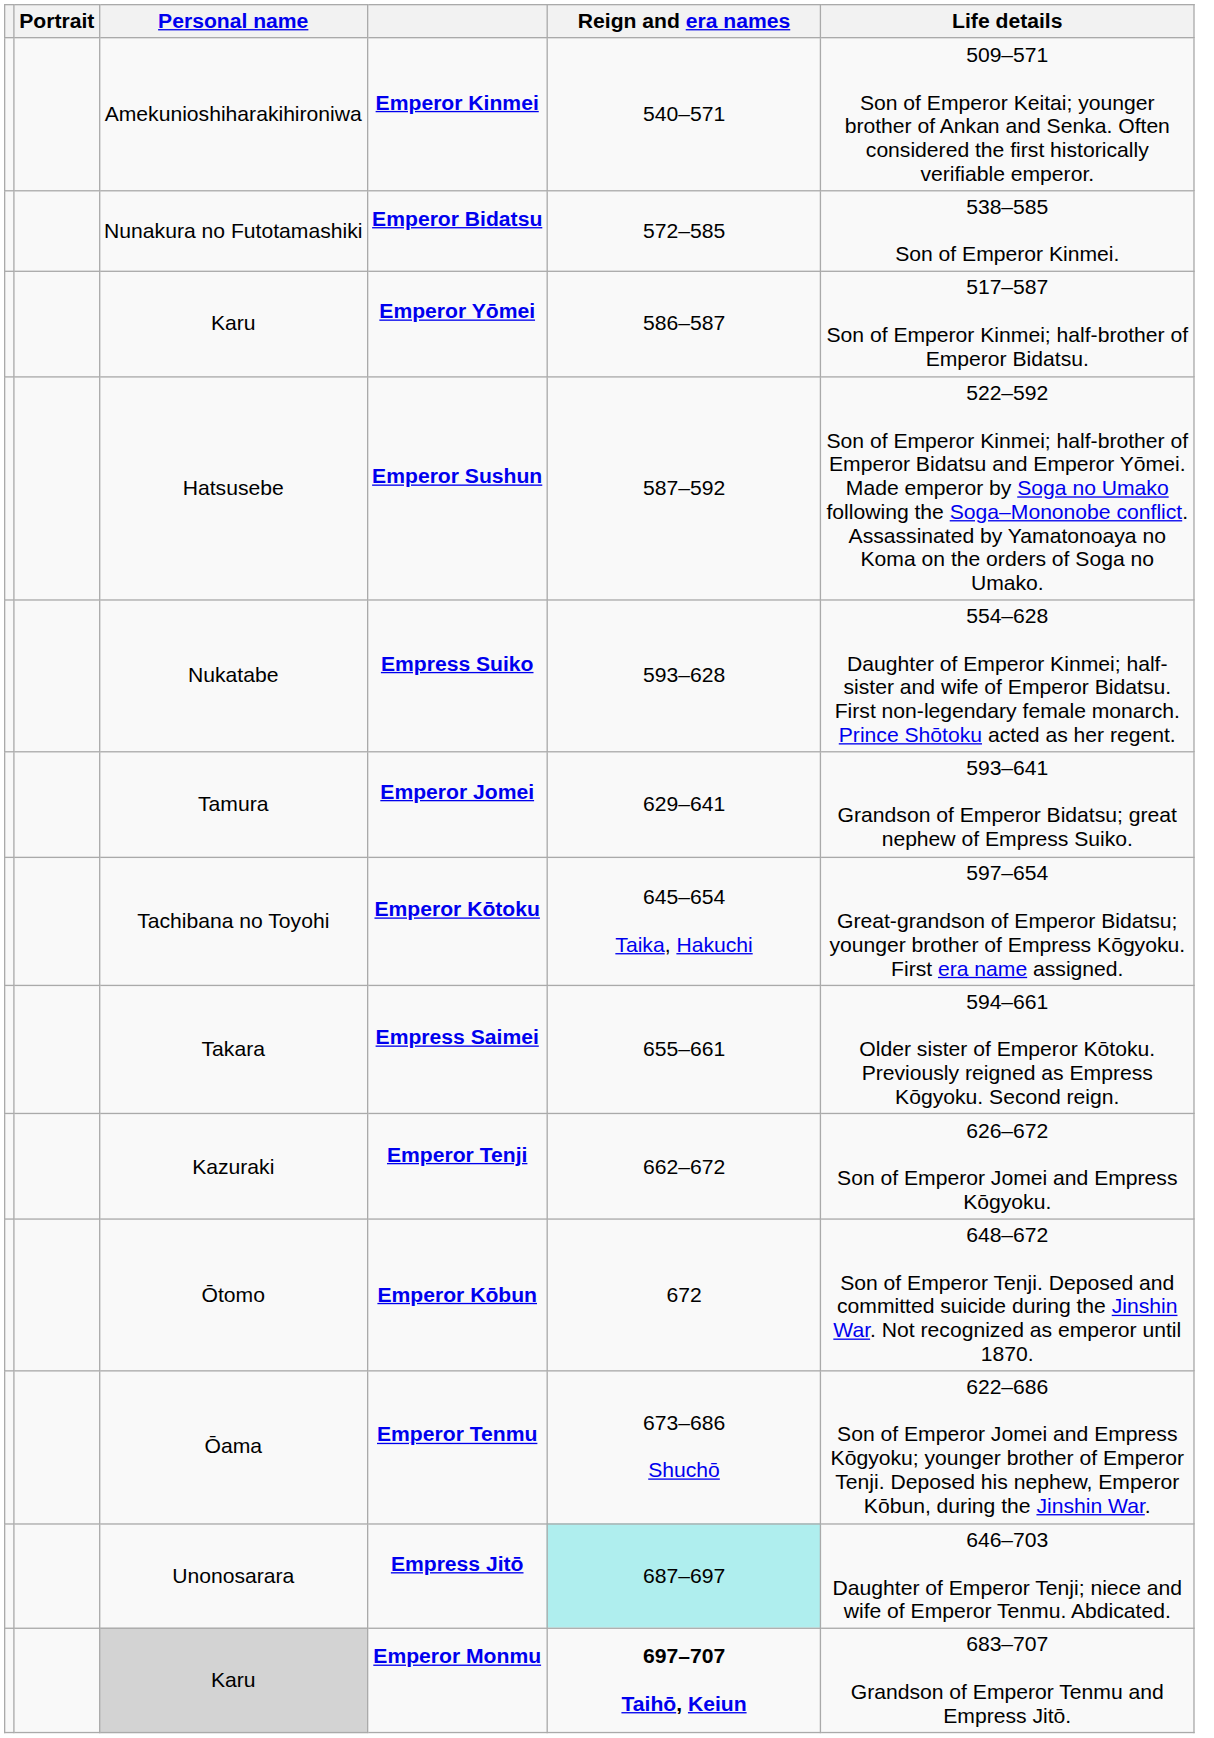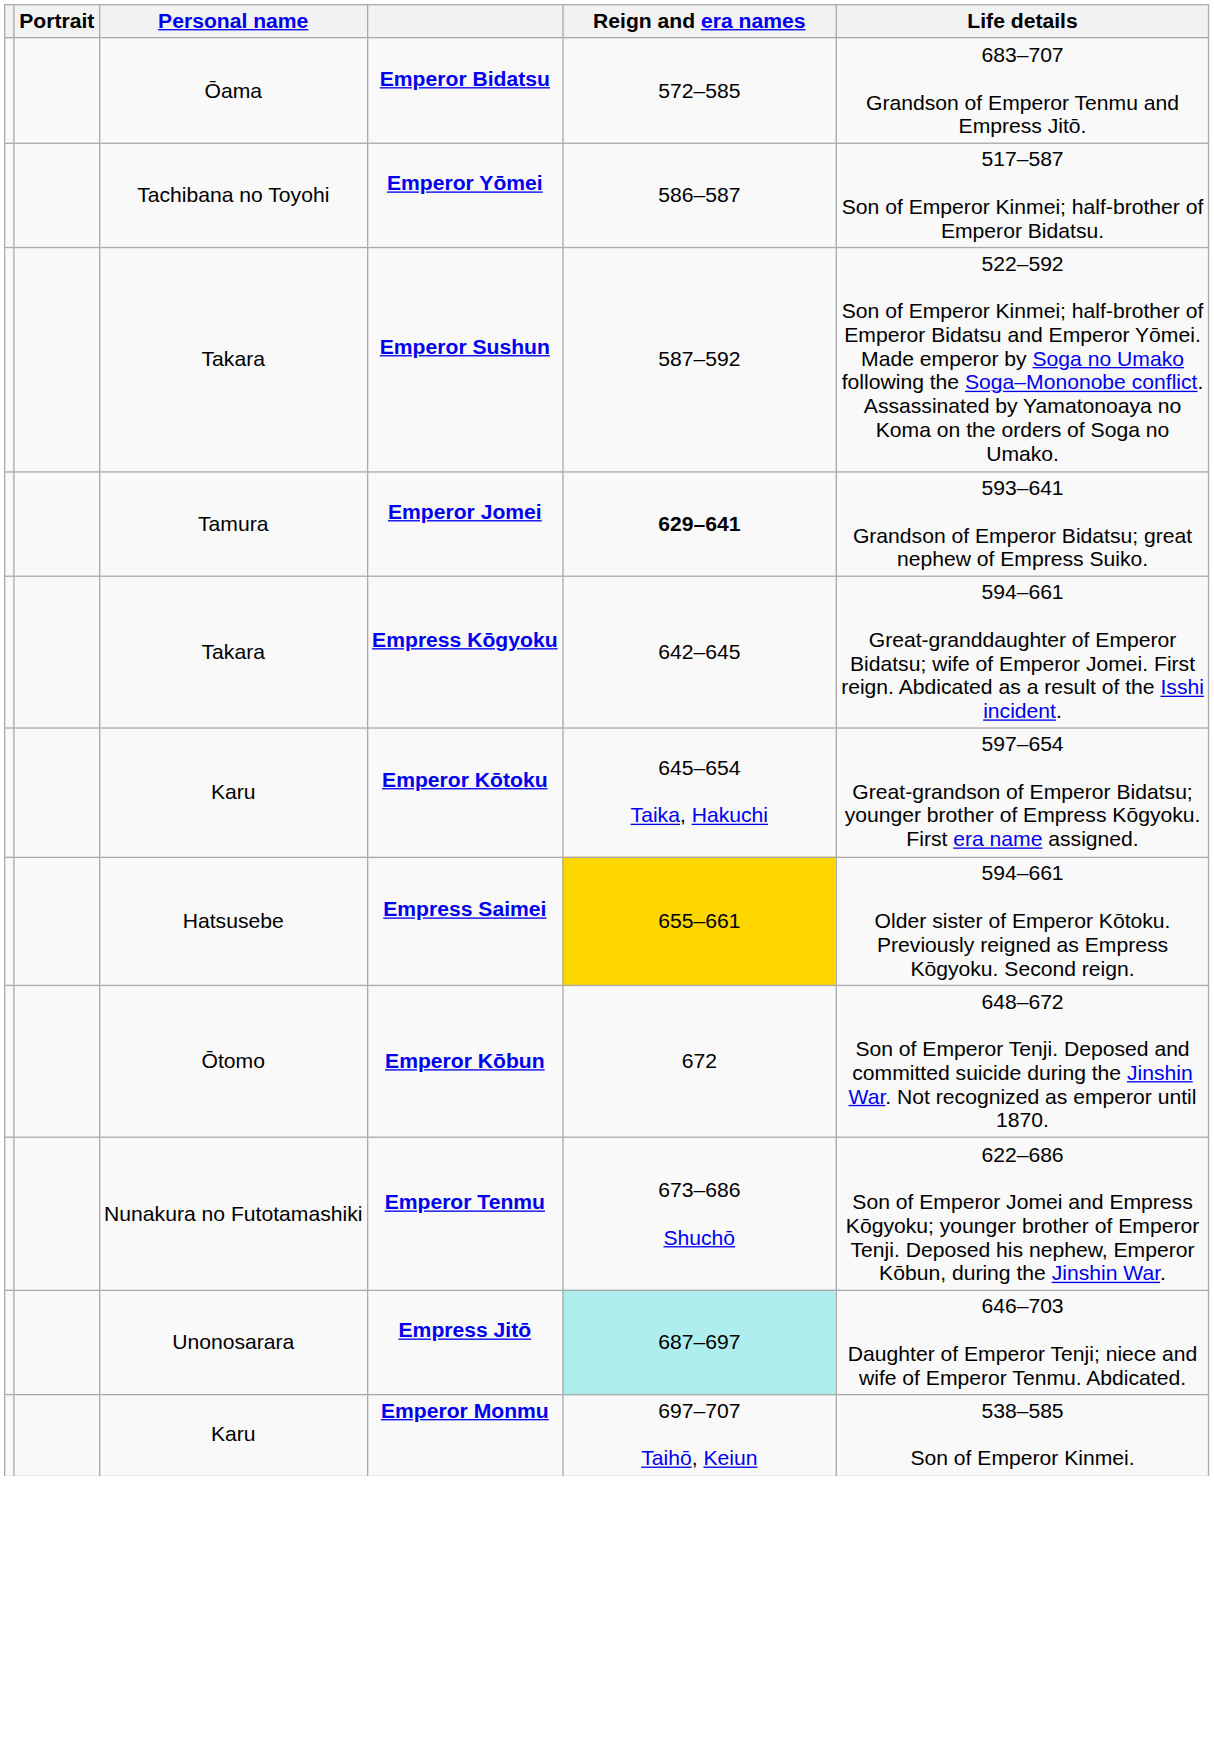- row: (457, 102)
(233, 230) Nunakura no Futotamashiki -> (233, 90) Ōama
(1007, 230) 538–585 Son of Emperor Kinmei. -> (1023, 90) 683–707 Grandson of Emperor Tenmu and Empress Jitō.
(233, 323) Karu -> (233, 195) Tachibana no Toyohi
(233, 487) Hatsusebe -> (233, 359) Takara
- row: (457, 663)
(684, 804) normal -> (699, 523) bold
+ row: (465, 640)
(233, 920) Tachibana no Toyohi -> (233, 792) Karu
(233, 1049) Takara -> (233, 920) Hatsusebe
(684, 1049) no background -> (699, 920) gold background
- row: (457, 1154)
(233, 1447) Ōama -> (233, 1213) Nunakura no Futotamashiki
(233, 1680) lightgrey background -> (233, 1435) no background
(684, 1680) bold -> (699, 1435) normal
(1007, 1680) 683–707 Grandson of Emperor Tenmu and Empress Jitō. -> (1023, 1435) 538–585 Son of Emperor Kinmei.
